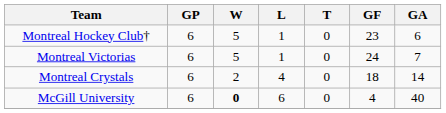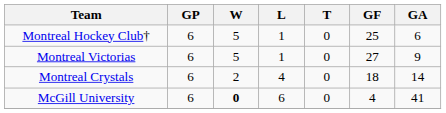(372, 35) 23 -> (372, 35) 25
(372, 56) 24 -> (372, 56) 27
(418, 56) 7 -> (418, 56) 9
(418, 98) 40 -> (418, 98) 41
